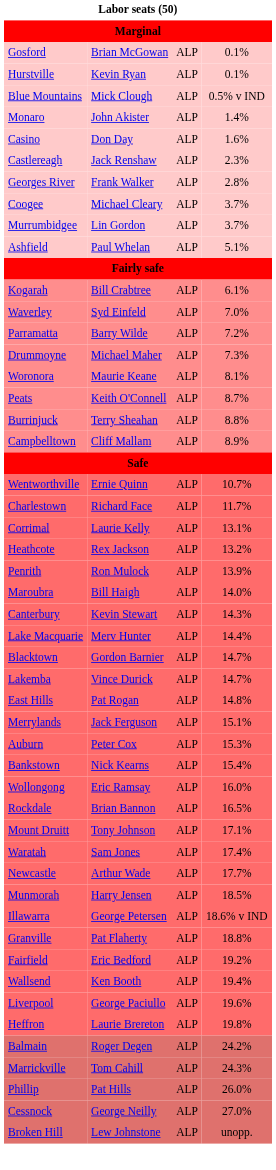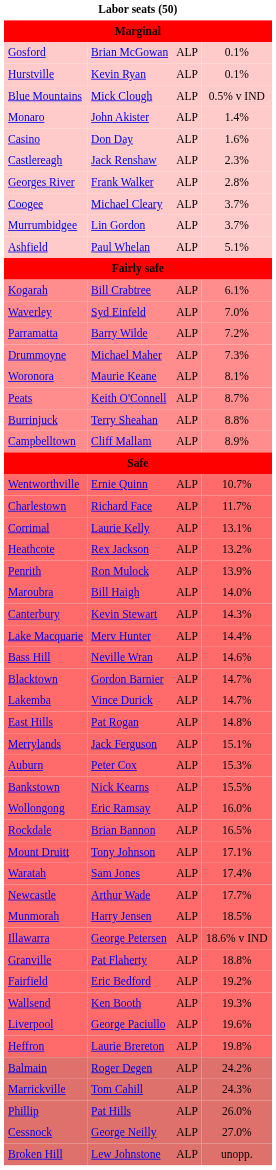+ row: (29, 657)
(237, 765) 15.4% -> (237, 787) 15.5%
(237, 981) 19.4% -> (237, 1003) 19.3%
